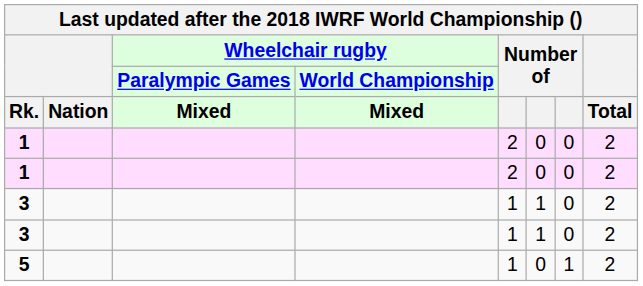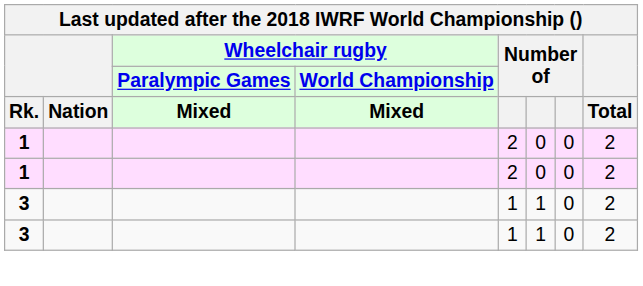- row: (24, 265)
